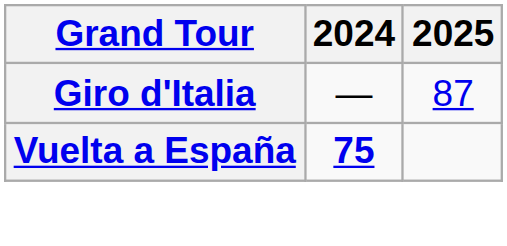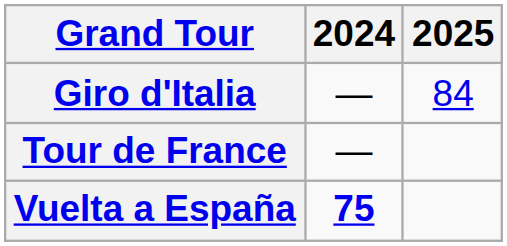(453, 92) 87 -> (453, 92) 84
+ row: (155, 151)
